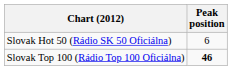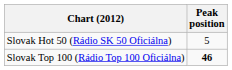(207, 40) 6 -> (207, 40) 5
